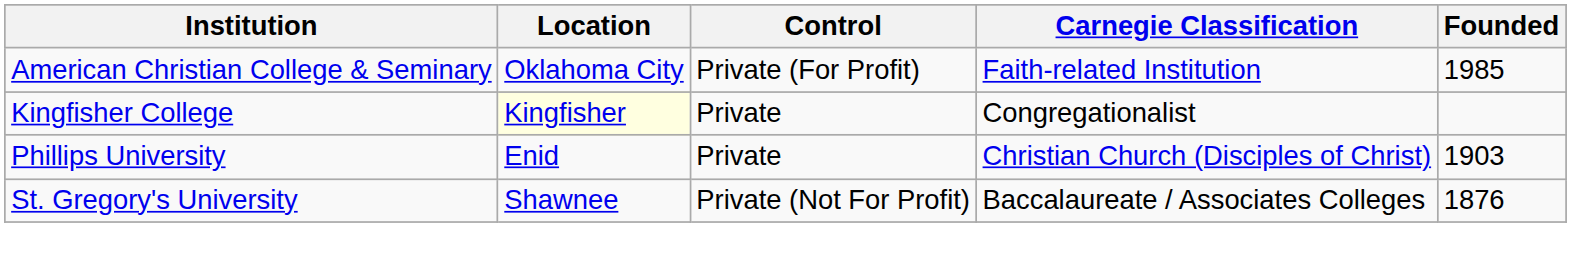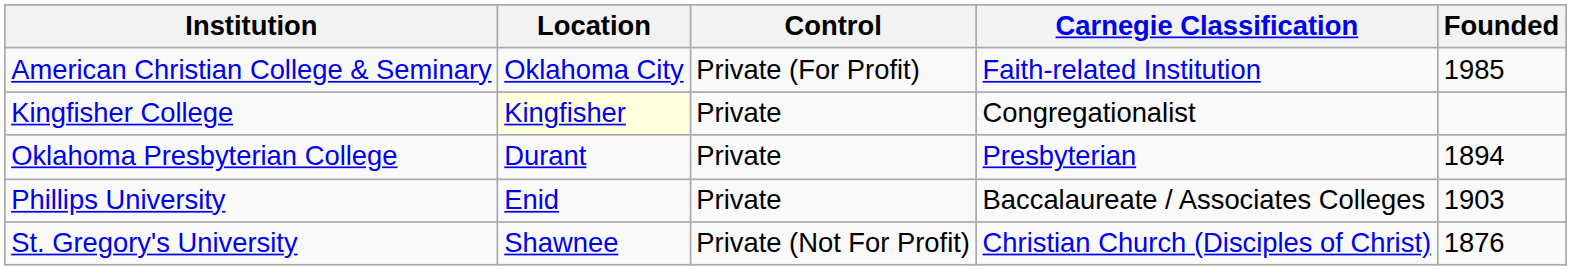+ row: (204, 156)
(1207, 156) Christian Church (Disciples of Christ) -> (1204, 199) Baccalaureate / Associates Colleges
(1204, 199) Baccalaureate / Associates Colleges -> (1207, 243) Christian Church (Disciples of Christ)
